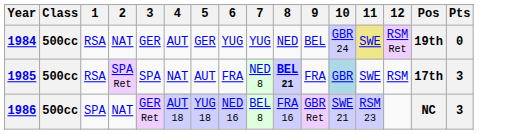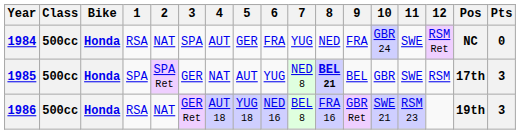+ column: (102, 14)
(150, 42) GER -> (192, 42) SPA
(232, 42) YUG -> (274, 42) FRA
(315, 42) BEL -> (357, 42) FRA
(370, 42) khaki background -> (412, 42) no background
(429, 42) 19th -> (471, 42) NC
(95, 76) RSA -> (137, 76) SPA
(150, 76) SPA -> (192, 76) GER
(232, 76) FRA -> (274, 76) YUG
(315, 76) FRA -> (357, 76) BEL
(342, 76) lightblue background -> (384, 76) no background
(95, 111) SPA -> (137, 111) RSA
(429, 111) NC -> (471, 111) 19th
